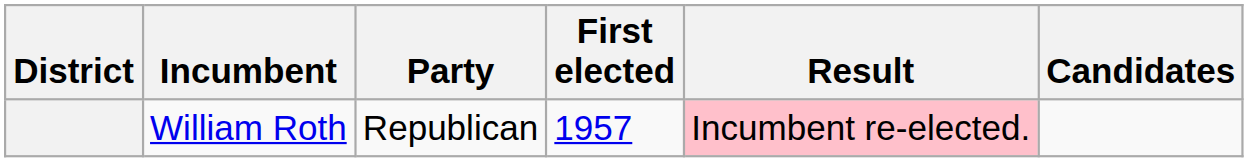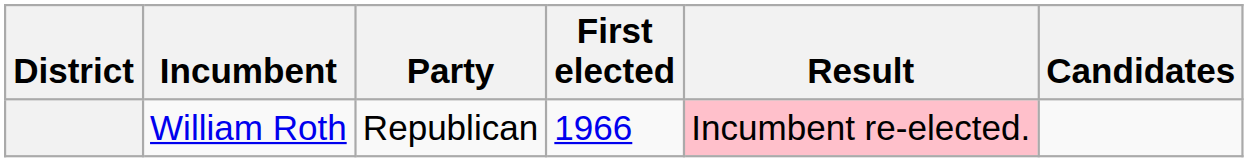(593, 127) 1957 -> (593, 127) 1966
